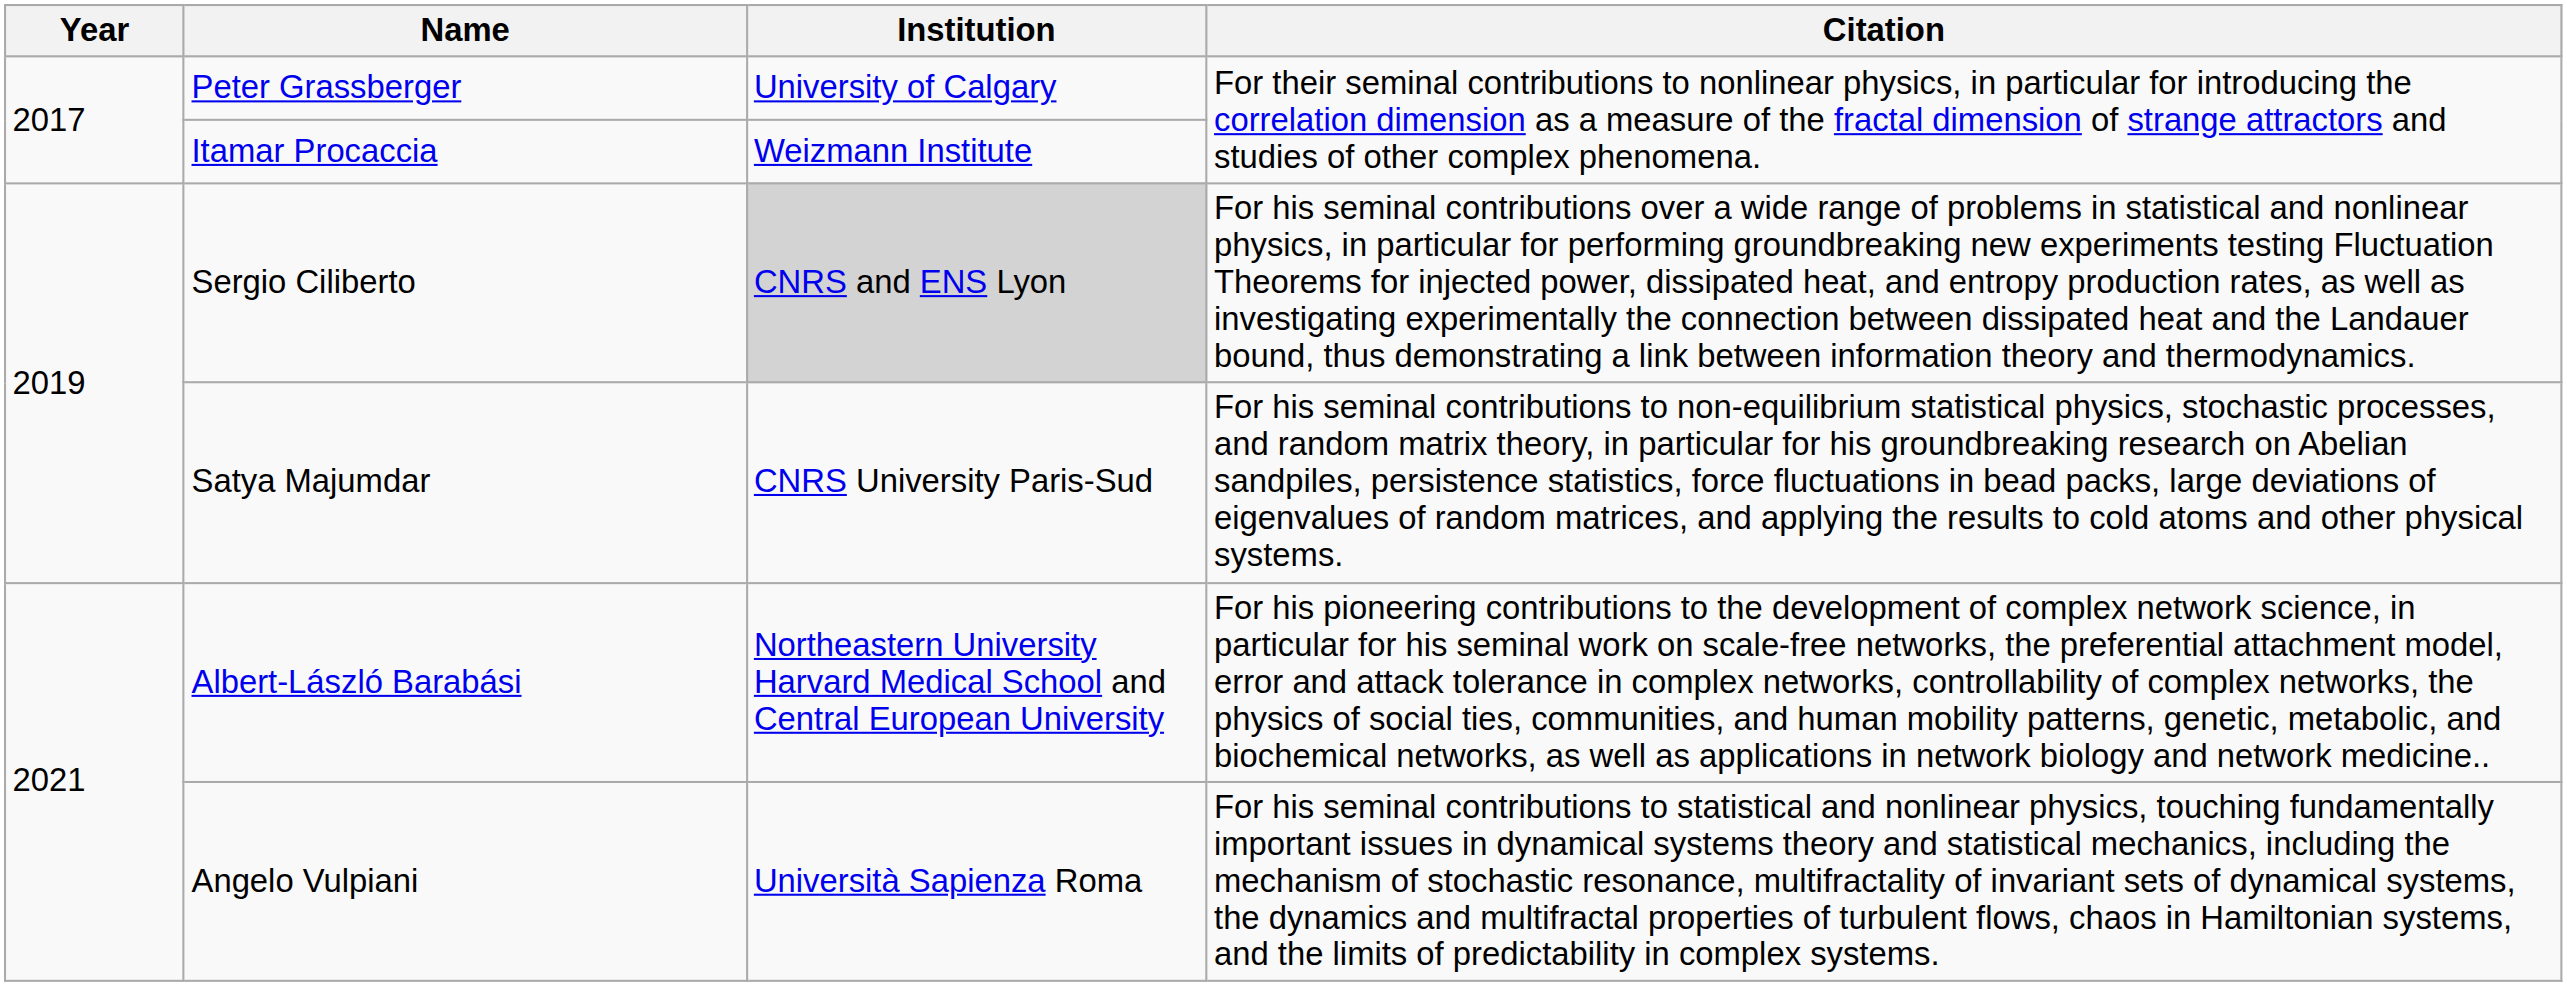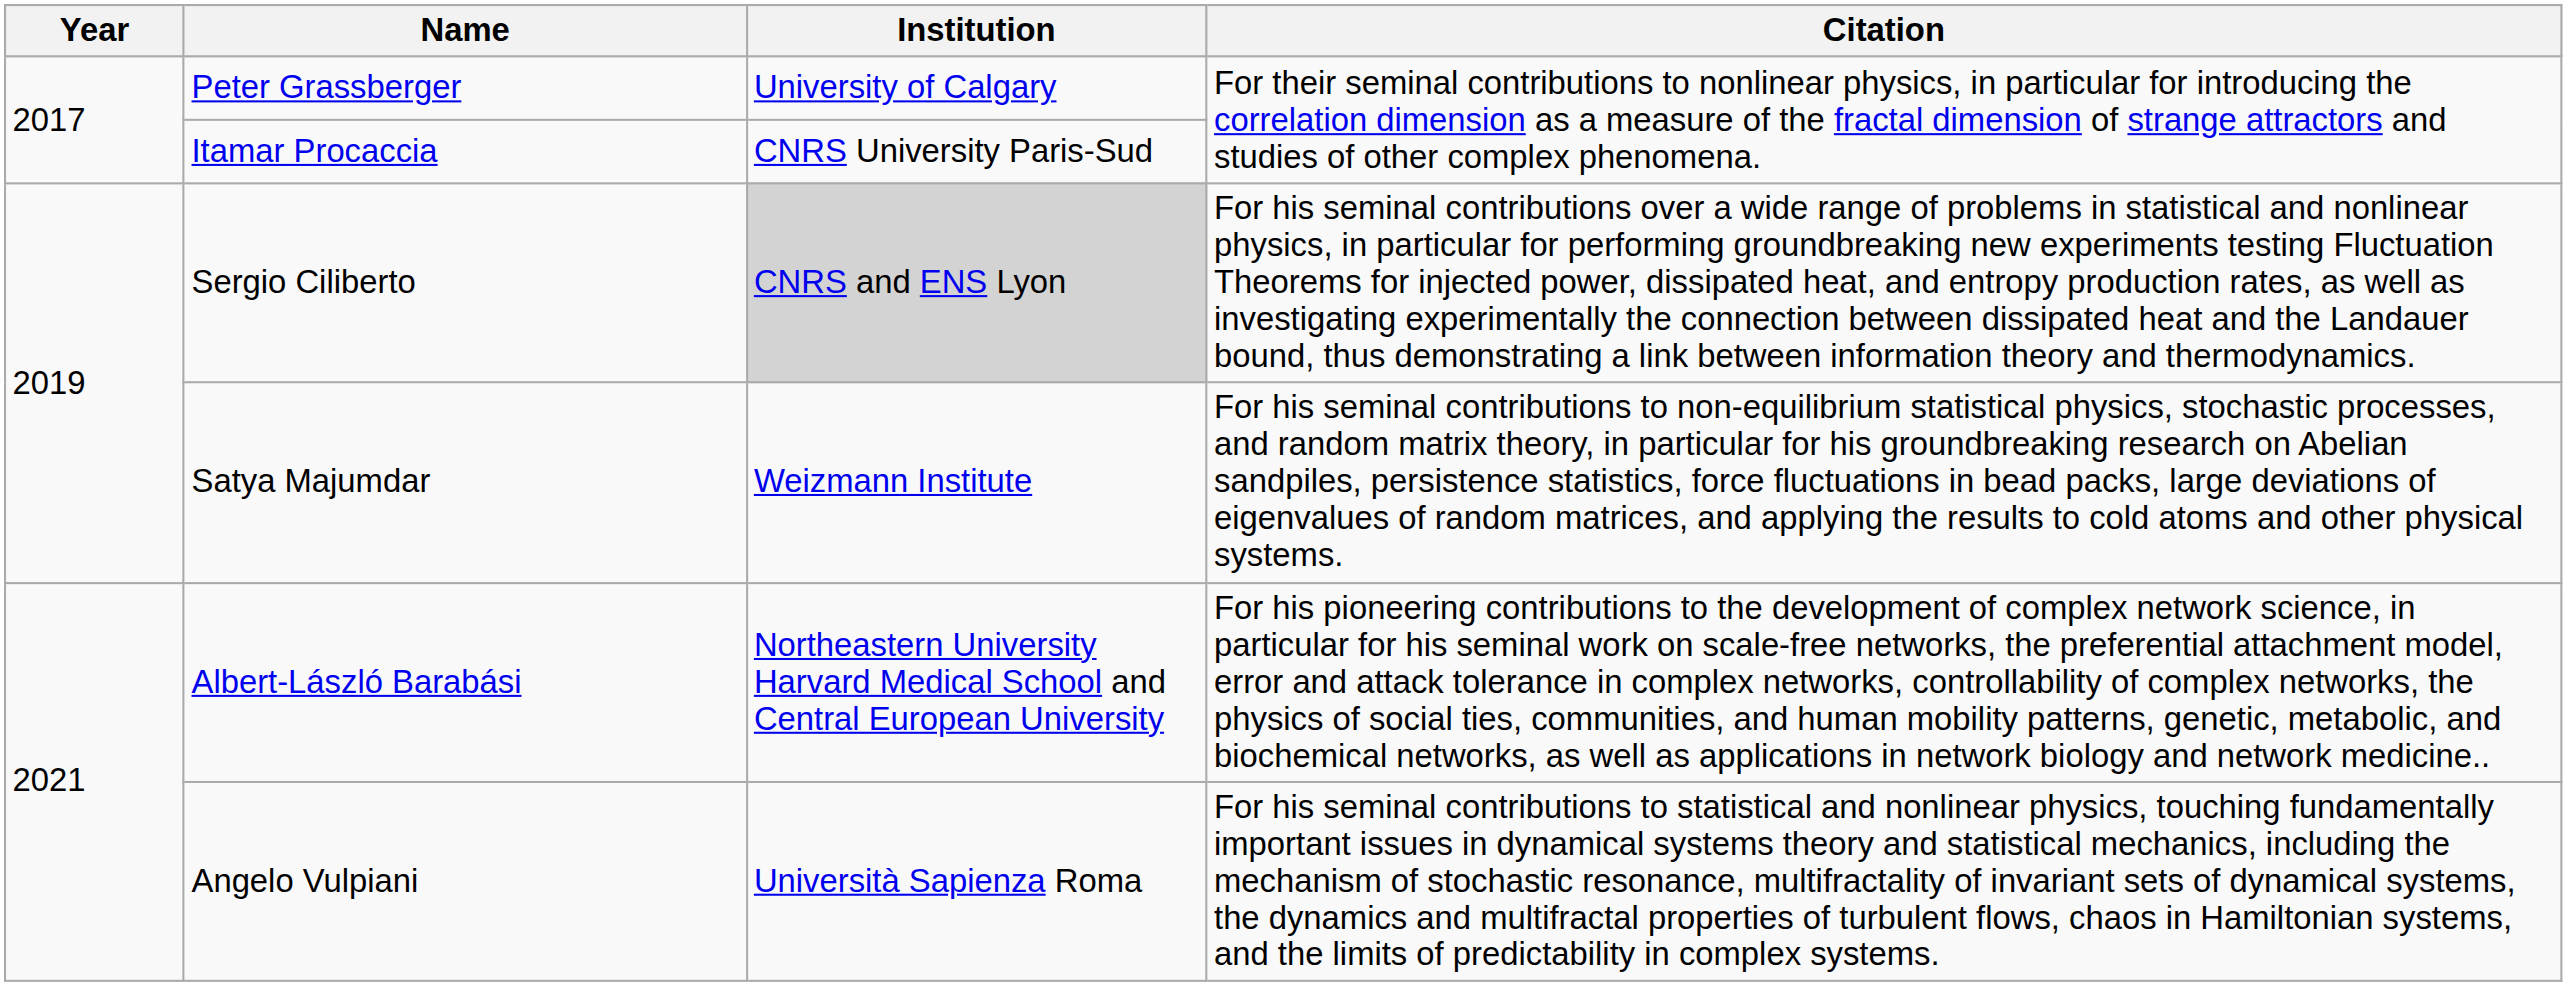(893, 150) Weizmann Institute -> (953, 150) CNRS University Paris-Sud
(953, 481) CNRS University Paris-Sud -> (893, 481) Weizmann Institute
